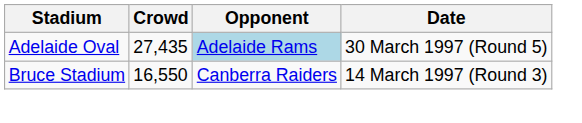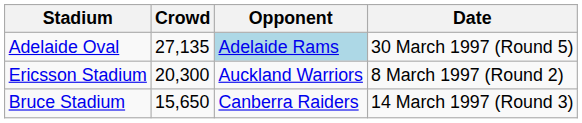(160, 46) 27,435 -> (182, 46) 27,135
+ row: (78, 74)
(160, 74) 16,550 -> (182, 103) 15,650
